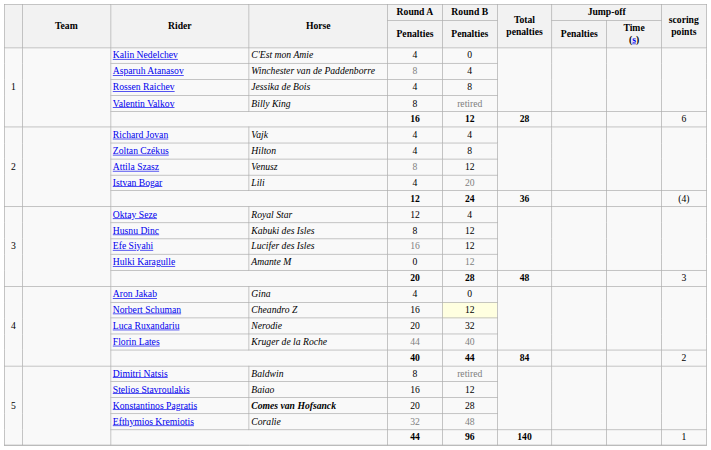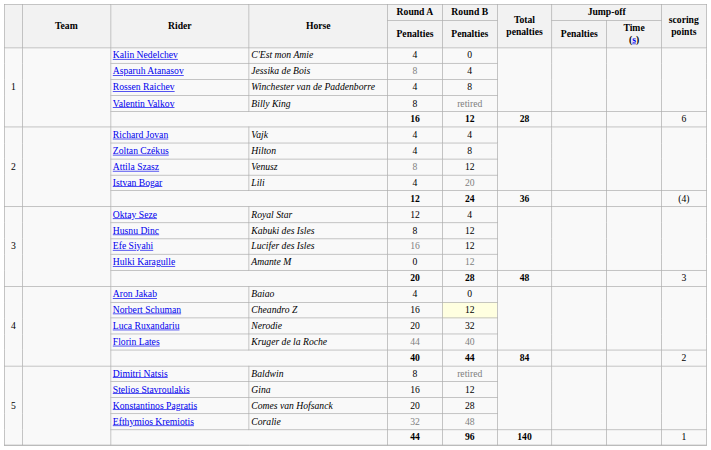(313, 71) Winchester van de Paddenborre -> (281, 71) Jessika de Bois
(281, 87) Jessika de Bois -> (313, 87) Winchester van de Paddenborre
(261, 294) Gina -> (263, 294) Baiao
(263, 390) Baiao -> (261, 390) Gina
(294, 406) bold -> (292, 406) normal
